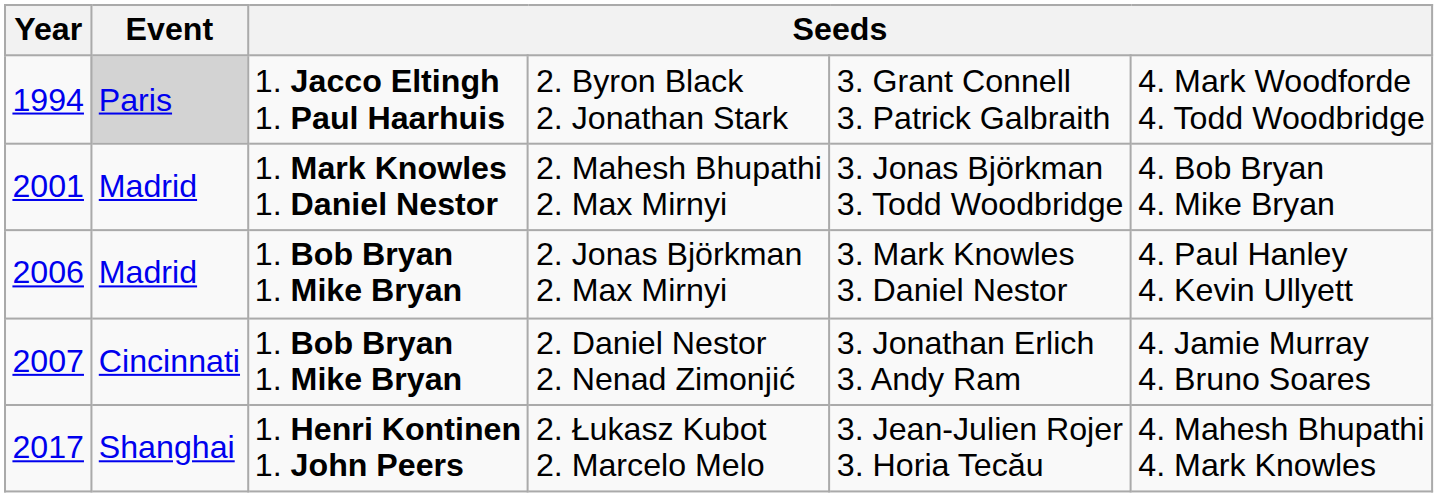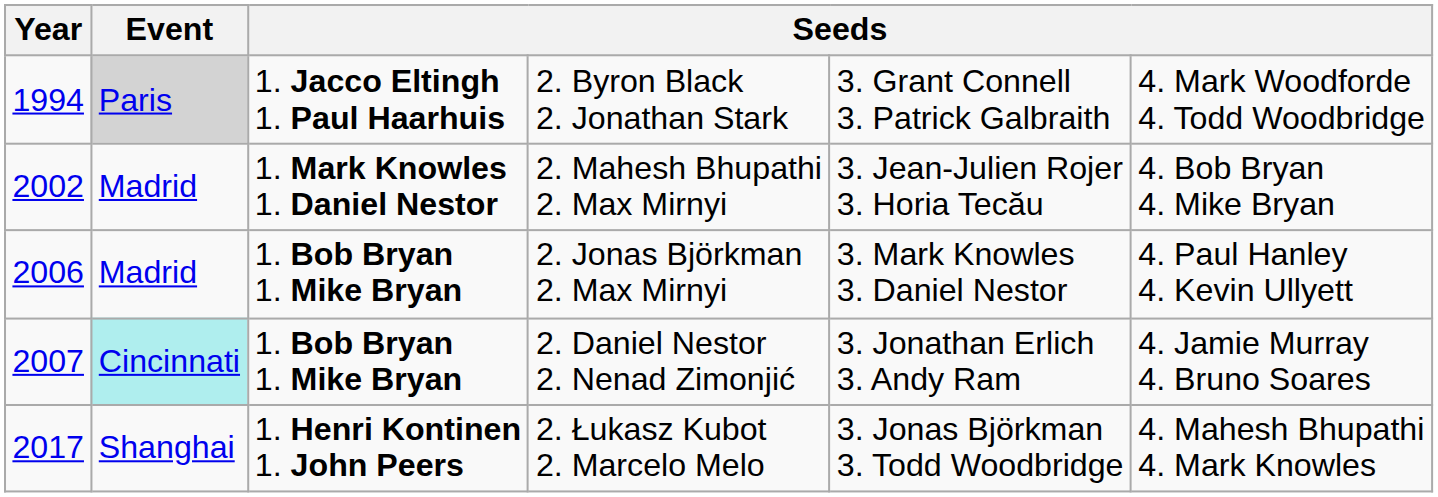(48, 186) 2001 -> (48, 186) 2002
(980, 186) 3. Jonas Björkman 3. Todd Woodbridge -> (980, 186) 3. Jean-Julien Rojer 3. Horia Tecău
(169, 360) no background -> (169, 360) paleturquoise background
(980, 447) 3. Jean-Julien Rojer 3. Horia Tecău -> (980, 447) 3. Jonas Björkman 3. Todd Woodbridge
